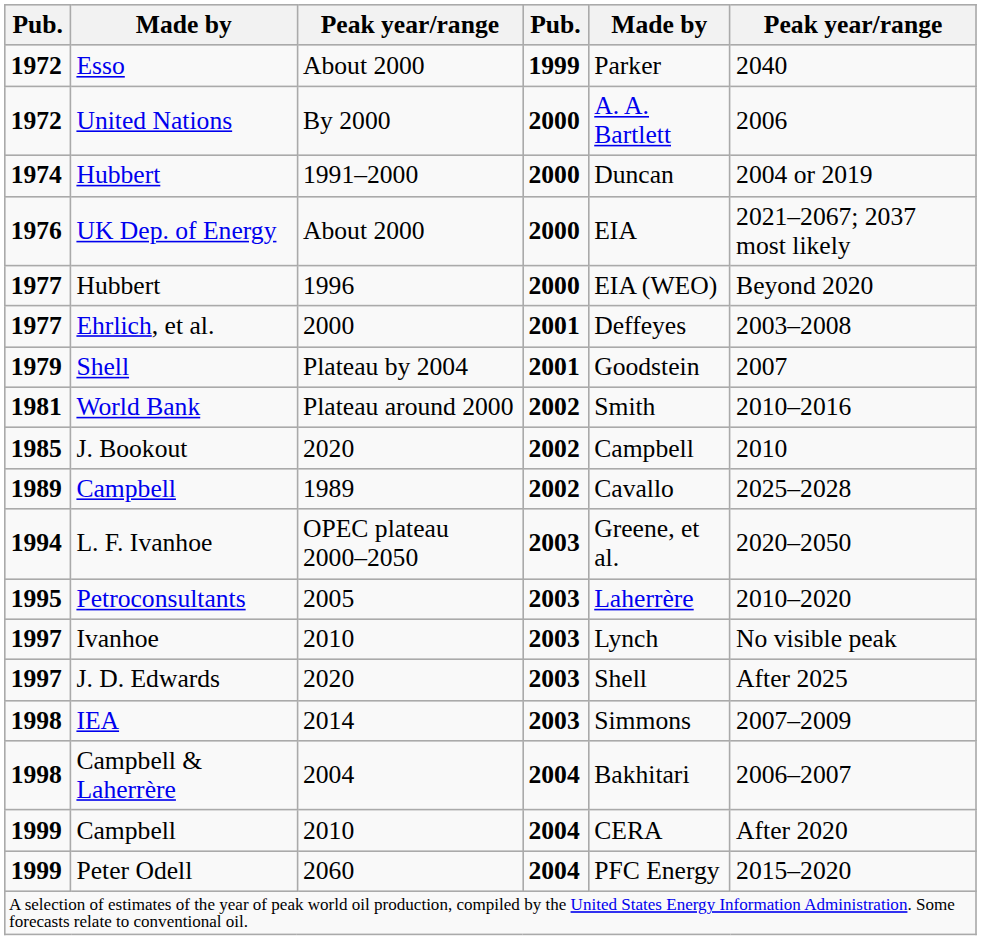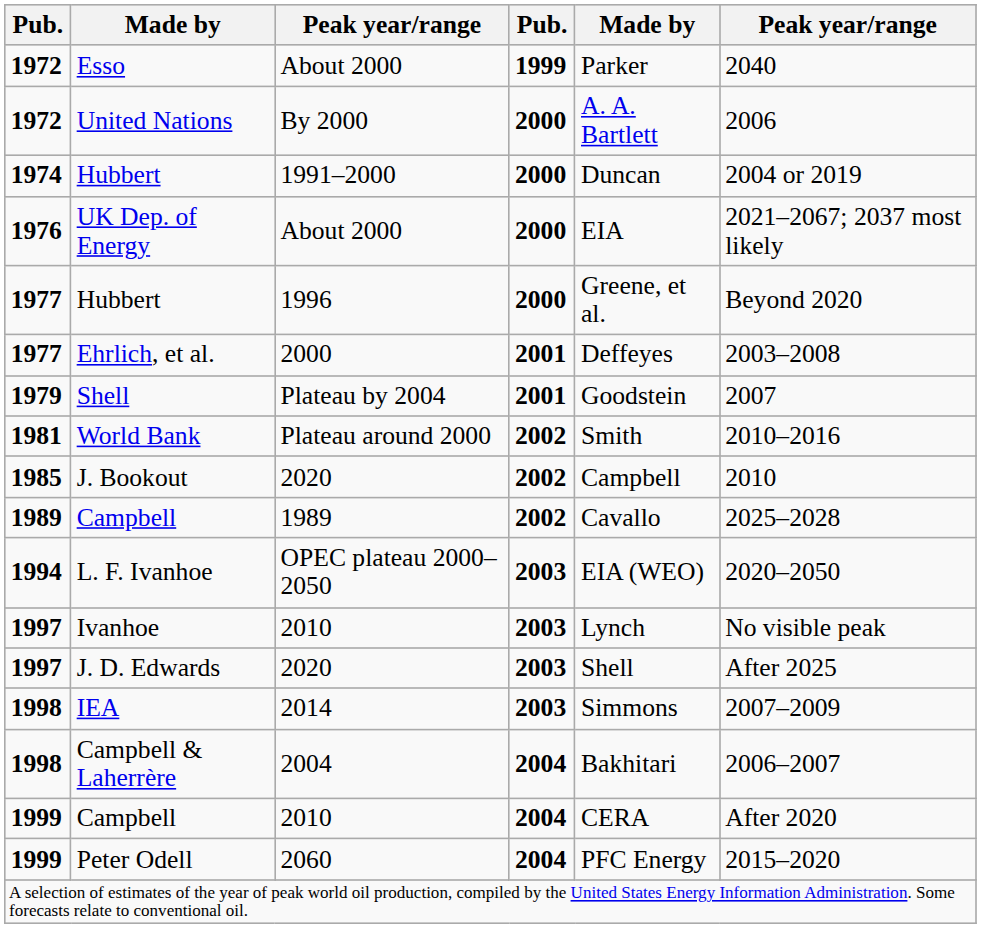(656, 285) EIA (WEO) -> (634, 299) Greene, et al.
(647, 543) Greene, et al. -> (642, 572) EIA (WEO)
- row: (161, 598)
